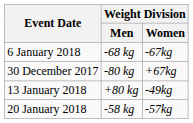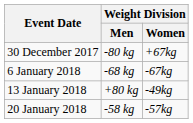rows swapped: (53, 71) <-> (44, 52)
